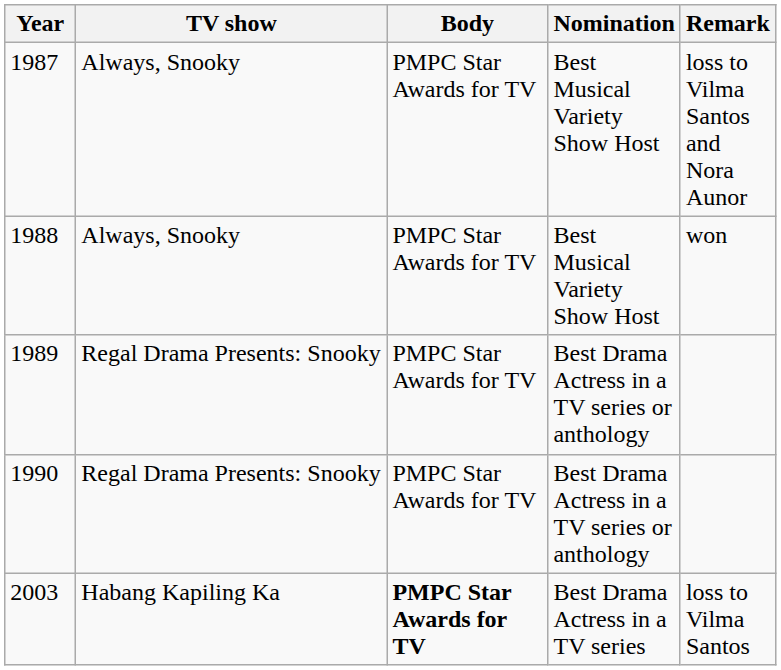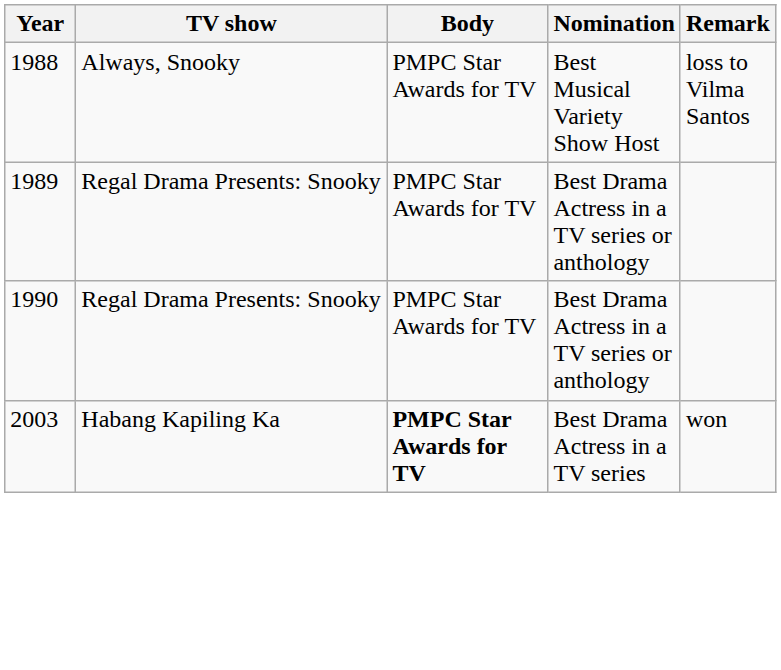- row: (34, 61)
(707, 234) won -> (718, 88) loss to Vilma Santos
(718, 618) loss to Vilma Santos -> (707, 418) won
